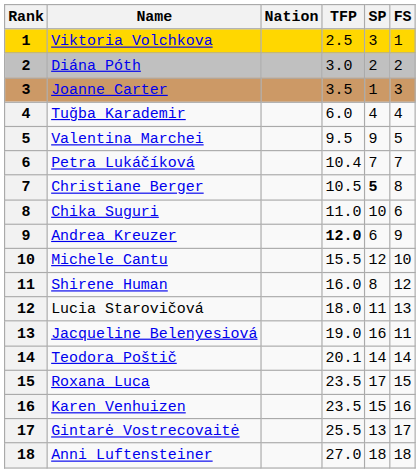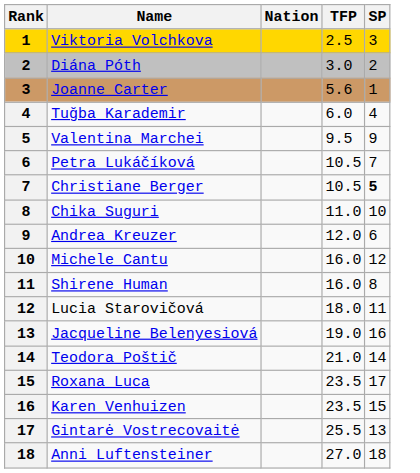- column: (403, 17)
(339, 90) 3.5 -> (339, 90) 5.6
(344, 163) 10.4 -> (344, 163) 10.5
(344, 236) bold -> (344, 236) normal
(344, 260) 15.5 -> (344, 260) 16.0
(344, 358) 20.1 -> (344, 358) 21.0
